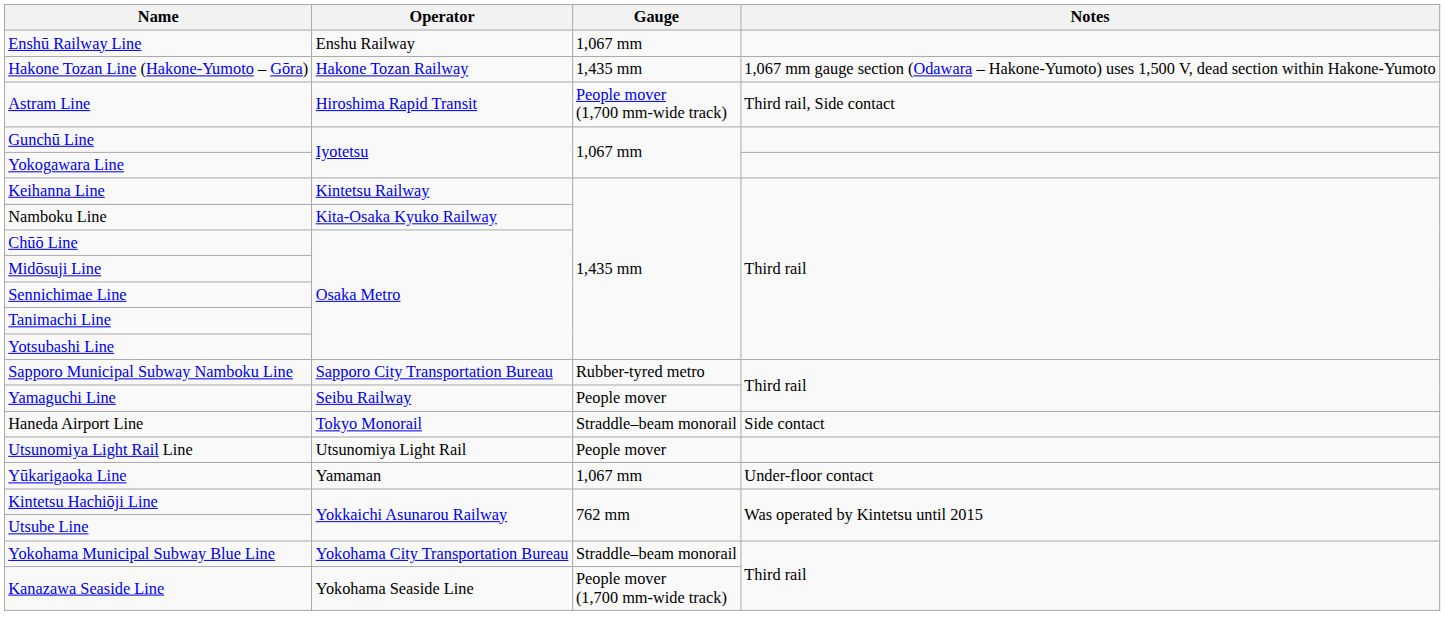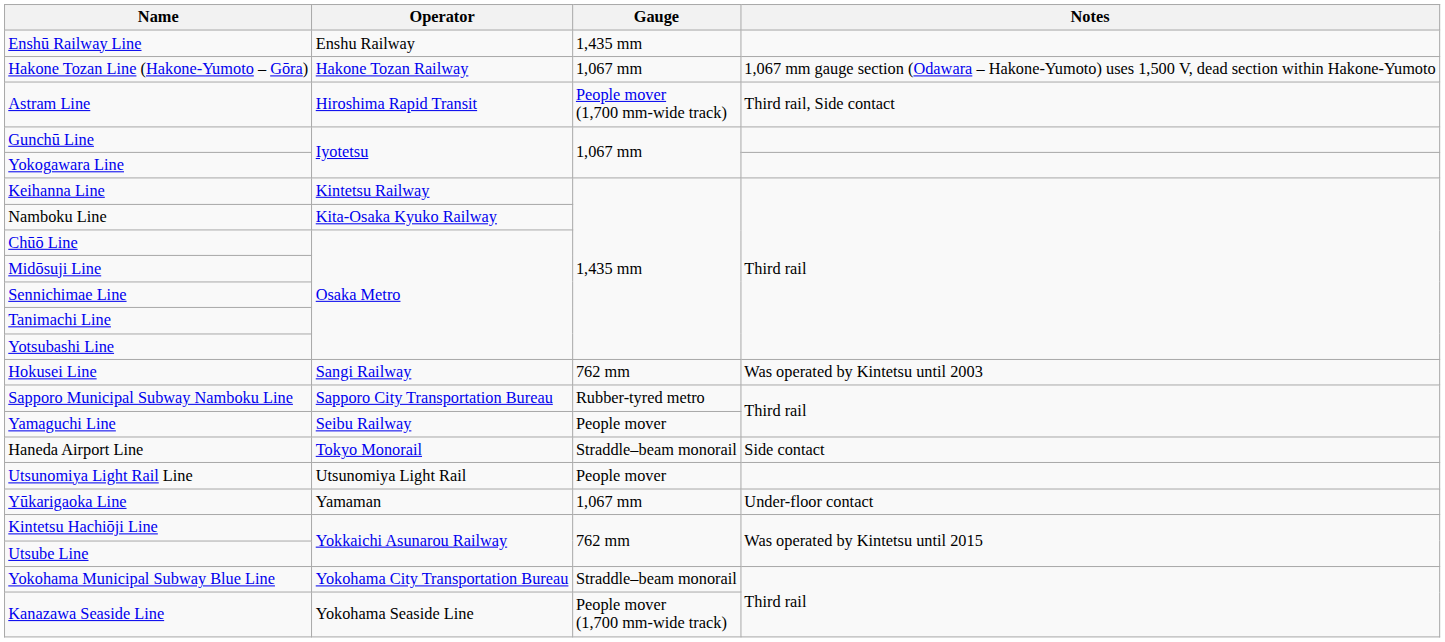(609, 43) 1,067 mm -> (609, 43) 1,435 mm
(609, 69) 1,435 mm -> (609, 69) 1,067 mm
+ row: (52, 372)
